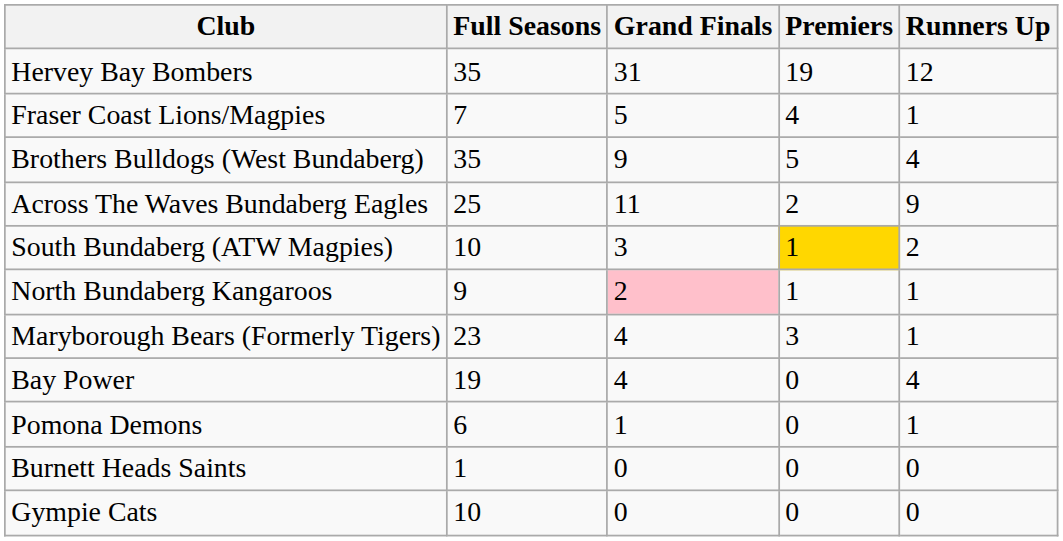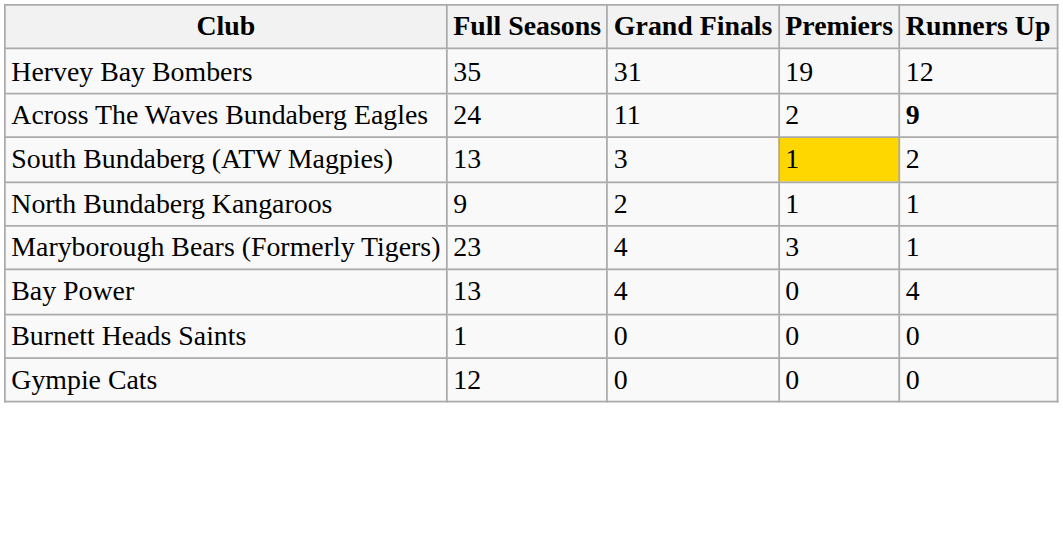- row: (168, 114)
- row: (218, 159)
(467, 203) 25 -> (467, 114) 24
(913, 203) normal -> (913, 114) bold
(467, 247) 10 -> (467, 159) 13
(621, 291) pink background -> (621, 203) no background
(467, 379) 19 -> (467, 291) 13
- row: (107, 423)
(467, 512) 10 -> (467, 379) 12
